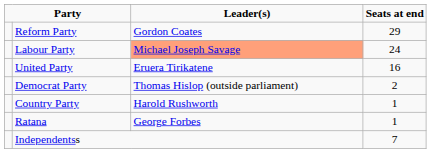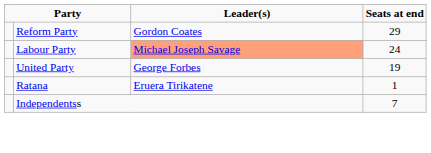(173, 67) Eruera Tirikatene -> (167, 67) George Forbes
(395, 67) 16 -> (395, 67) 19
- row: (51, 85)
- row: (47, 103)
(167, 121) George Forbes -> (173, 85) Eruera Tirikatene
